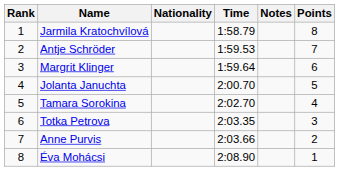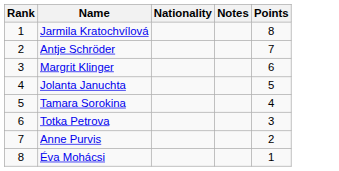- column: (236, 13)
